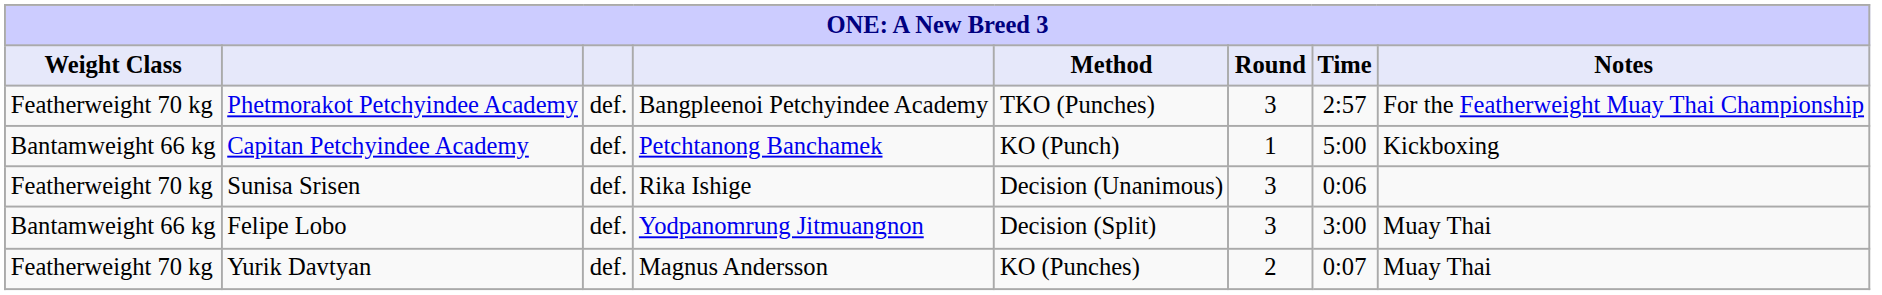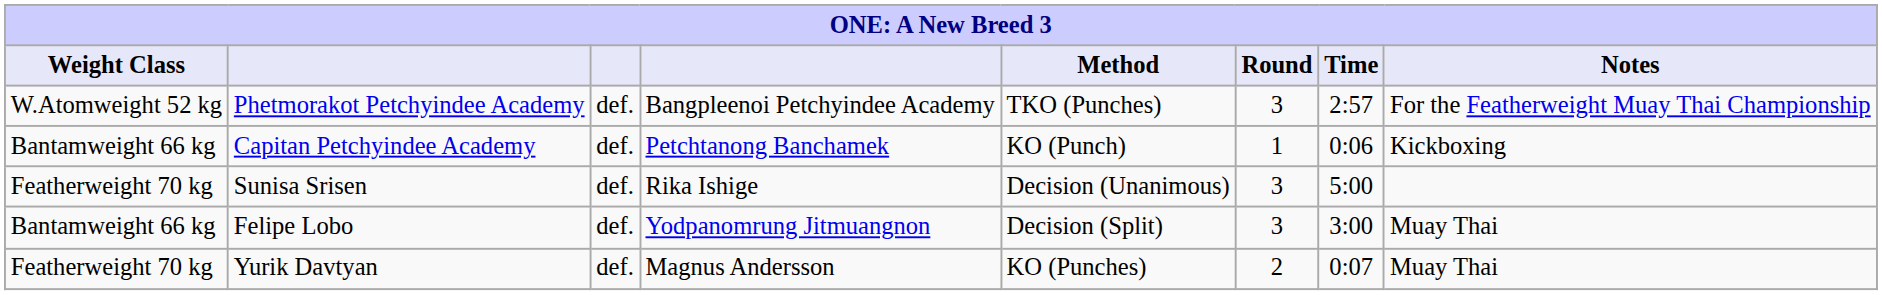(112, 105) Featherweight 70 kg -> (116, 105) W.Atomweight 52 kg
(1345, 146) 5:00 -> (1351, 146) 0:06
(1345, 186) 0:06 -> (1351, 186) 5:00
